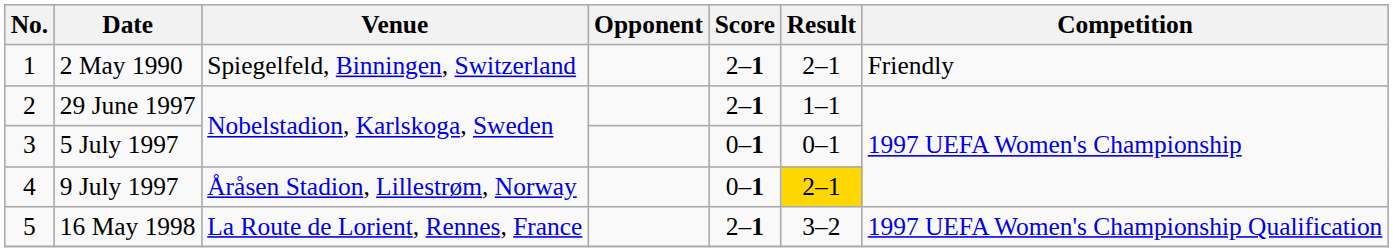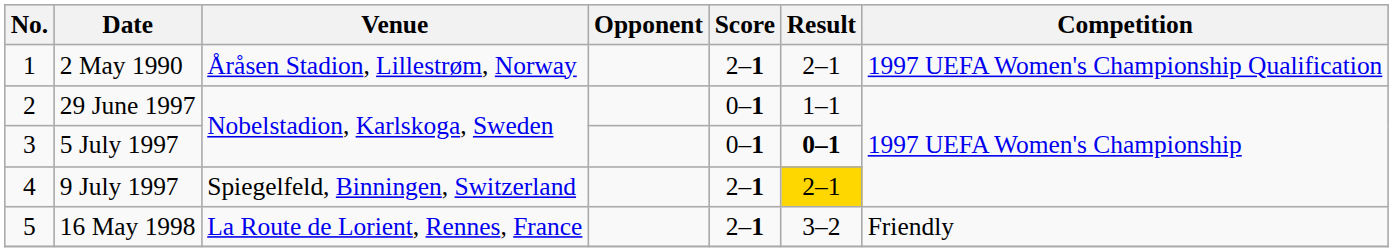(392, 65) Spiegelfeld, Binningen, Switzerland -> (392, 65) Åråsen Stadion, Lillestrøm, Norway
(911, 65) Friendly -> (1125, 65) 1997 UEFA Women's Championship Qualification
(745, 105) 2–1 -> (745, 105) 0–1
(821, 145) normal -> (821, 145) bold
(392, 186) Åråsen Stadion, Lillestrøm, Norway -> (392, 186) Spiegelfeld, Binningen, Switzerland
(745, 186) 0–1 -> (745, 186) 2–1
(1125, 226) 1997 UEFA Women's Championship Qualification -> (911, 226) Friendly
